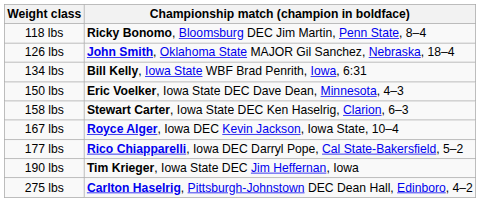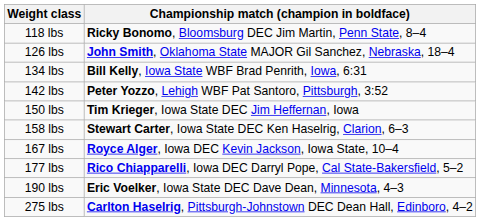+ row: (44, 91)
(245, 91) Eric Voelker, Iowa State DEC Dave Dean, Minnesota, 4–3 -> (223, 110) Tim Krieger, Iowa State DEC Jim Heffernan, Iowa
(223, 168) Tim Krieger, Iowa State DEC Jim Heffernan, Iowa -> (245, 187) Eric Voelker, Iowa State DEC Dave Dean, Minnesota, 4–3
